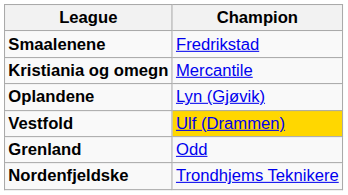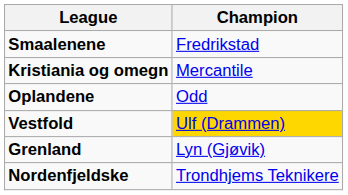(221, 96) Lyn (Gjøvik) -> (192, 96) Odd
(192, 149) Odd -> (221, 149) Lyn (Gjøvik)
